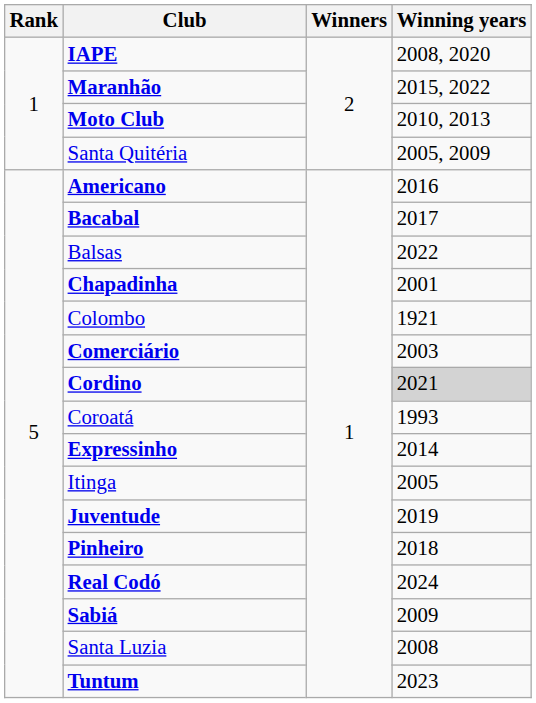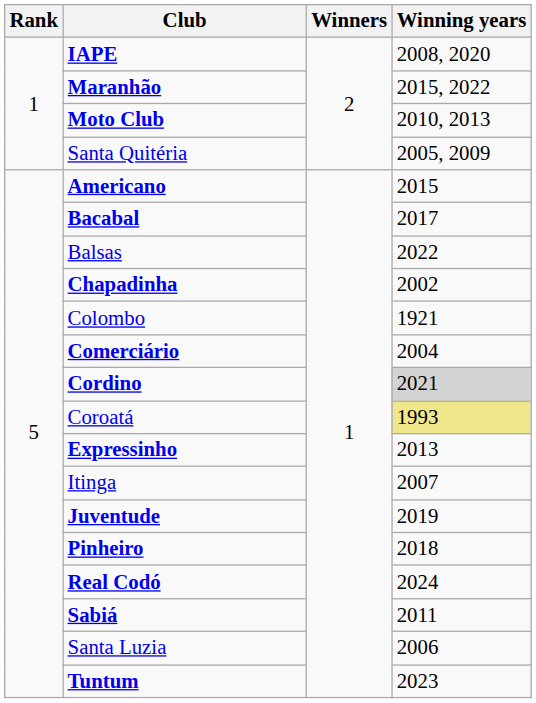(417, 185) 2016 -> (417, 185) 2015
(417, 284) 2001 -> (417, 284) 2002
(417, 350) 2003 -> (417, 350) 2004
(417, 416) no background -> (417, 416) khaki background
(417, 449) 2014 -> (417, 449) 2013
(417, 482) 2005 -> (417, 482) 2007
(417, 614) 2009 -> (417, 614) 2011
(417, 647) 2008 -> (417, 647) 2006
